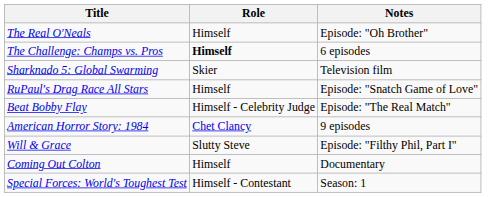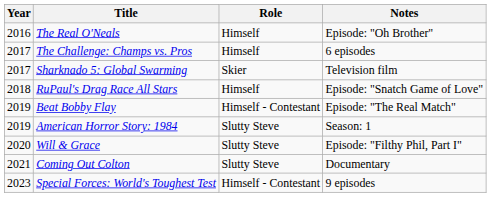+ column: (19, 13)
(212, 51) bold -> (240, 51) normal
(254, 107) Himself - Celebrity Judge -> (271, 107) Himself - Contestant
(222, 126) Chet Clancy -> (250, 126) Slutty Steve
(345, 126) 9 episodes -> (348, 126) Season: 1
(211, 164) Himself -> (250, 164) Slutty Steve
(343, 182) Season: 1 -> (350, 182) 9 episodes
